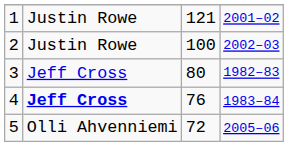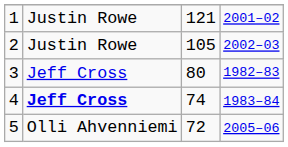(201, 46) 100 -> (201, 46) 105
(196, 100) 76 -> (196, 100) 74
